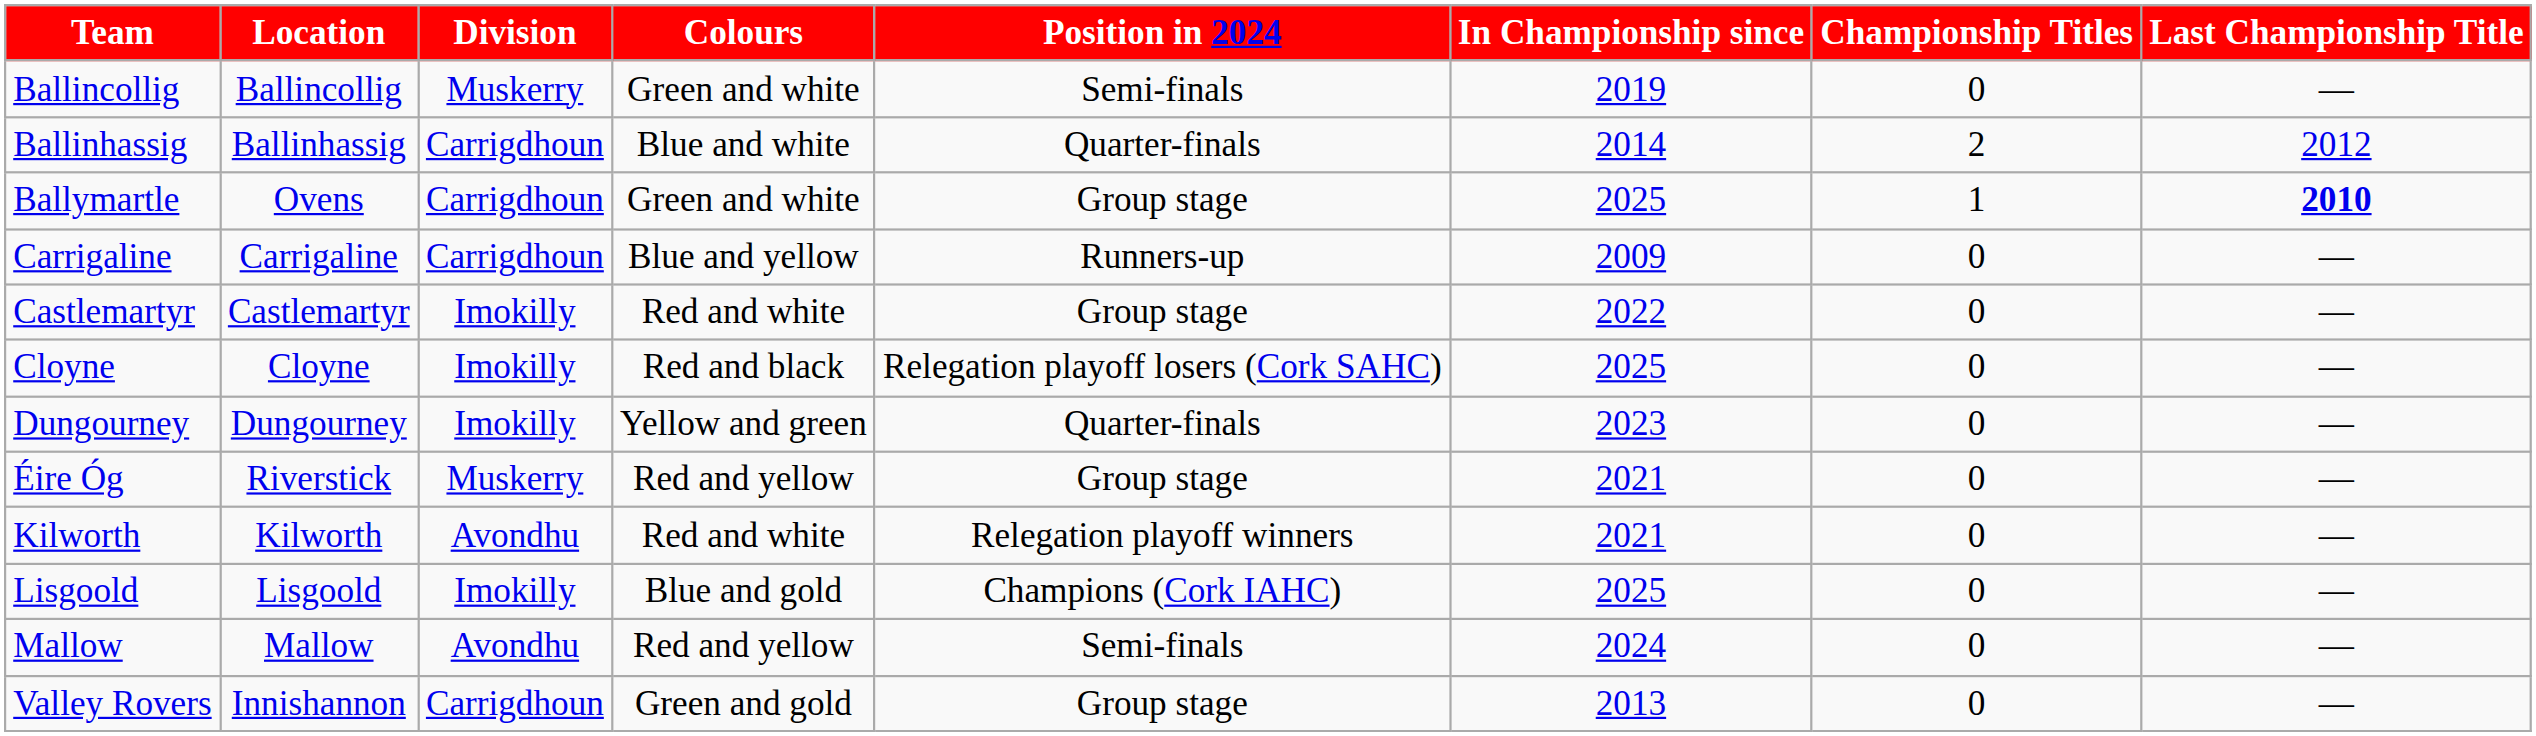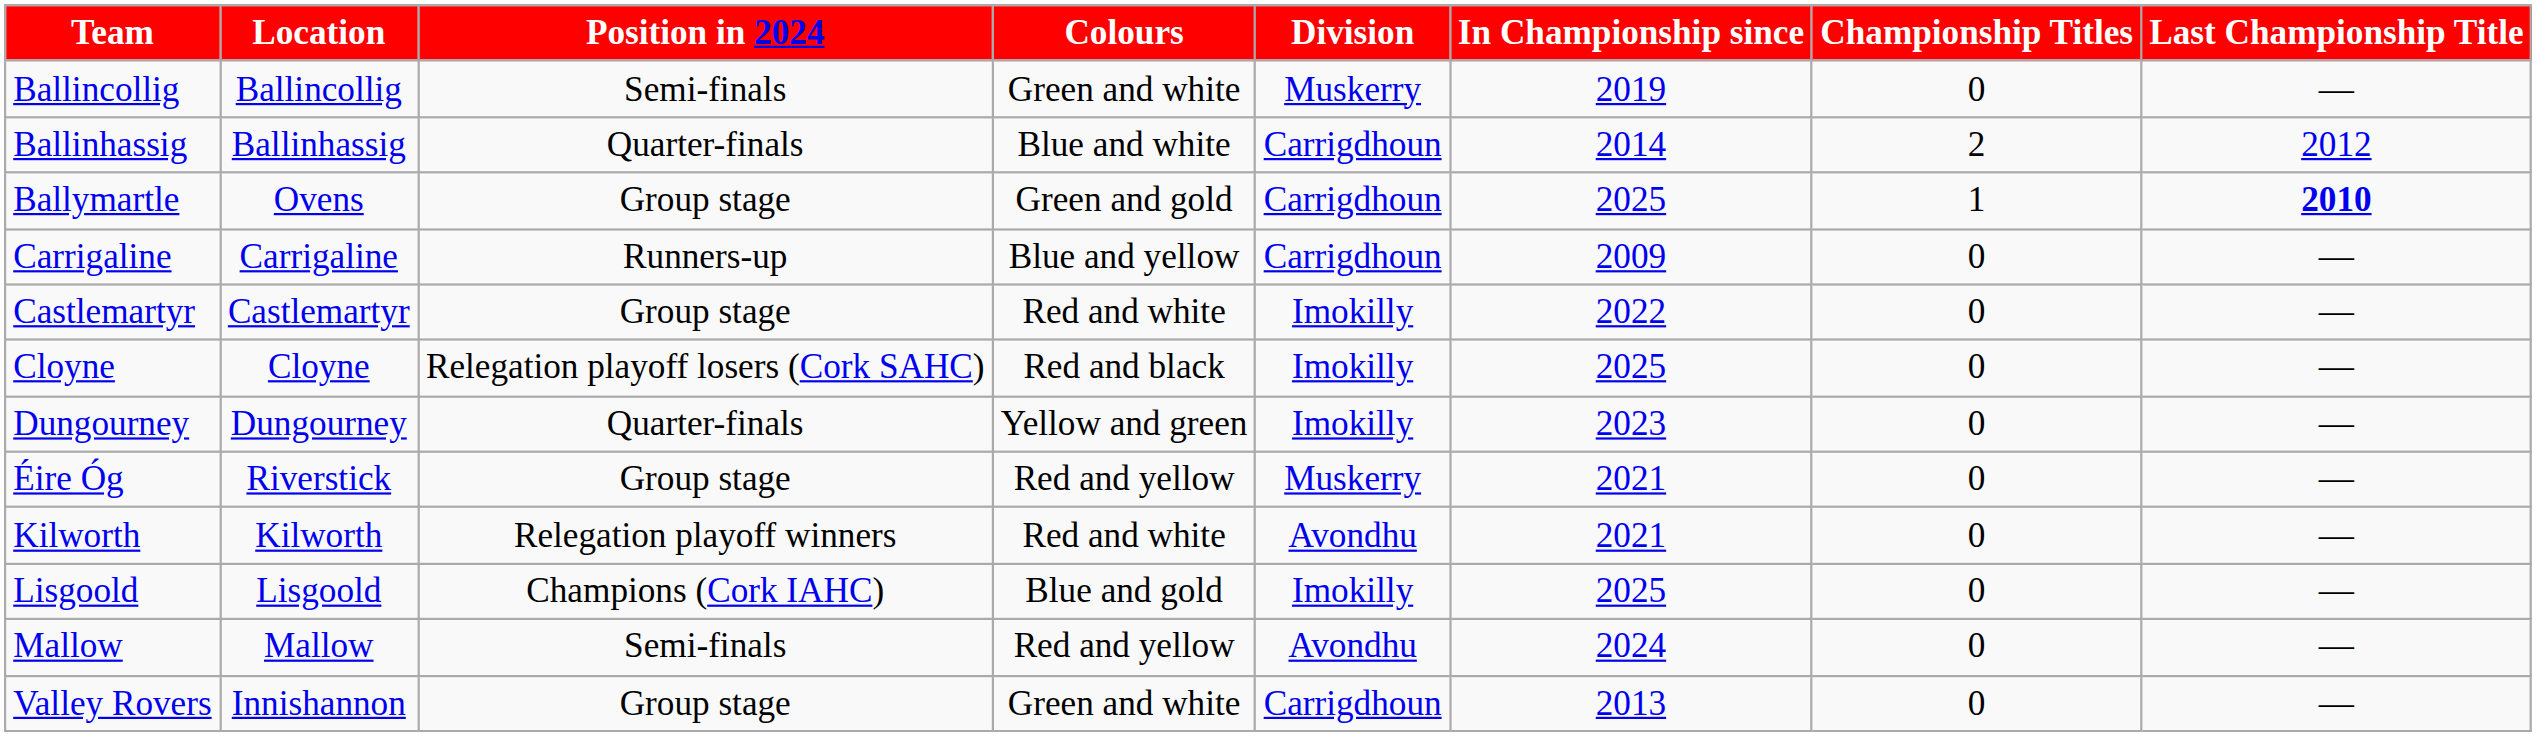columns swapped: (515, 32) <-> (1162, 32)
(743, 199) Green and white -> (1124, 199) Green and gold
(743, 702) Green and gold -> (1124, 702) Green and white
